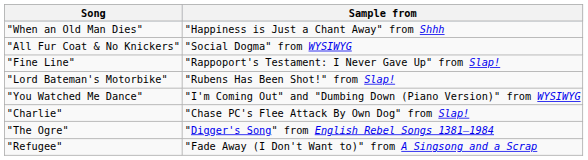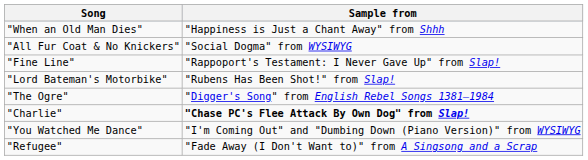rows swapped: (75, 96) <-> (38, 130)
(327, 113) normal -> (327, 113) bold
